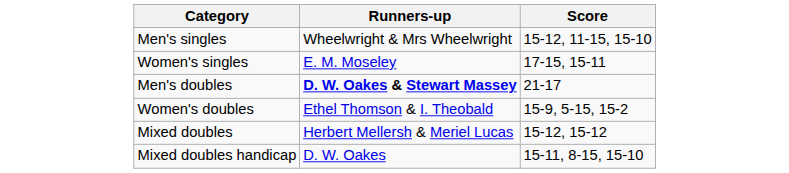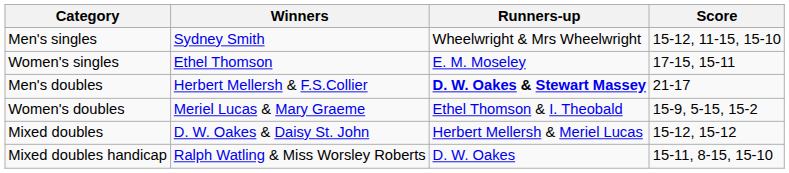+ column: (300, 16)
